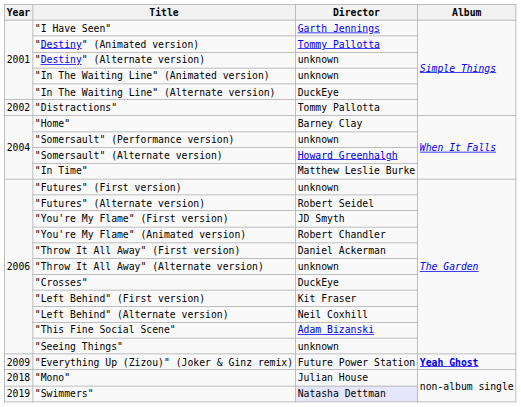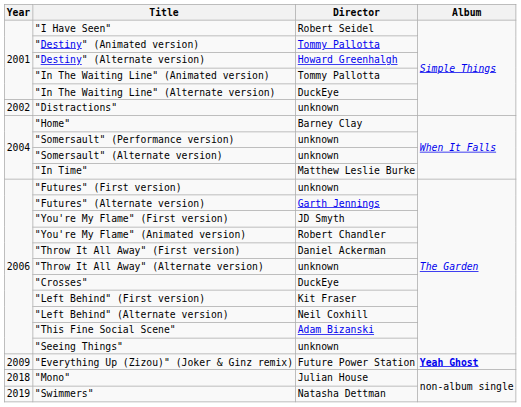(339, 28) Garth Jennings -> (336, 28) Robert Seidel
(318, 60) unknown -> (348, 60) Howard Greenhalgh
(318, 76) unknown -> (339, 76) Tommy Pallotta
(339, 108) Tommy Pallotta -> (318, 108) unknown
(348, 155) Howard Greenhalgh -> (318, 155) unknown
(336, 203) Robert Seidel -> (339, 203) Garth Jennings
(342, 394) lavender background -> (342, 394) no background
